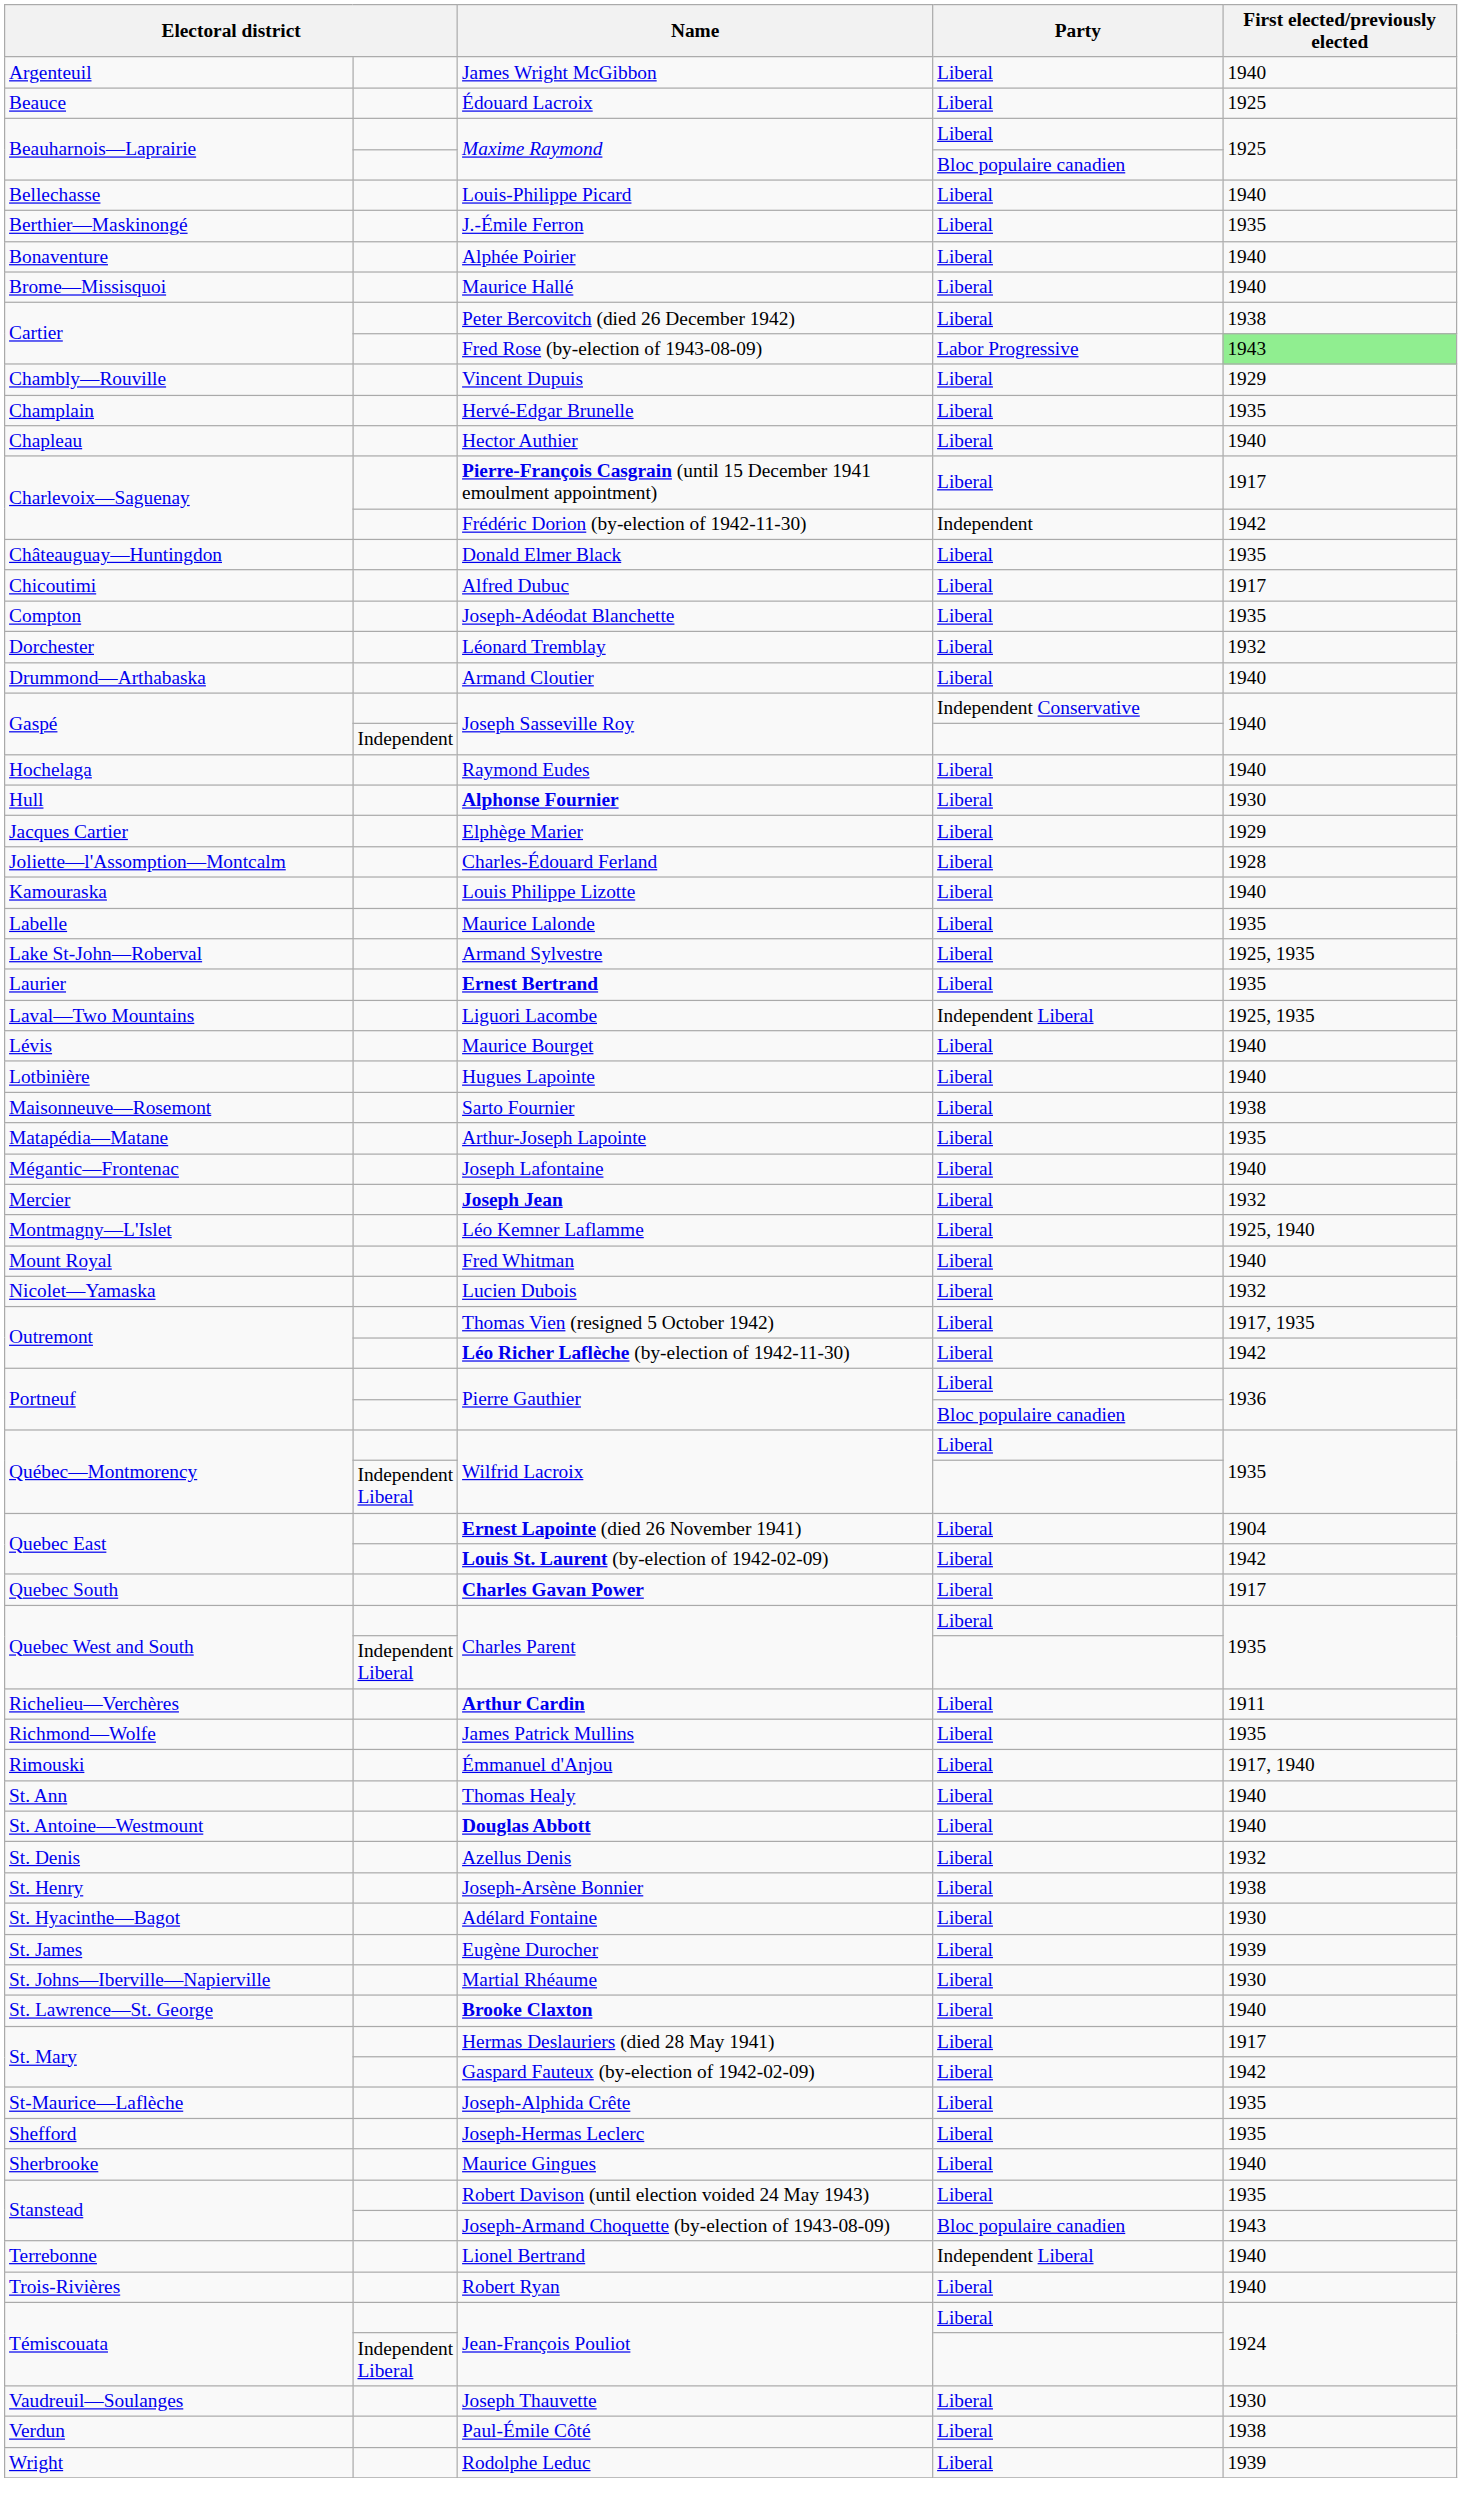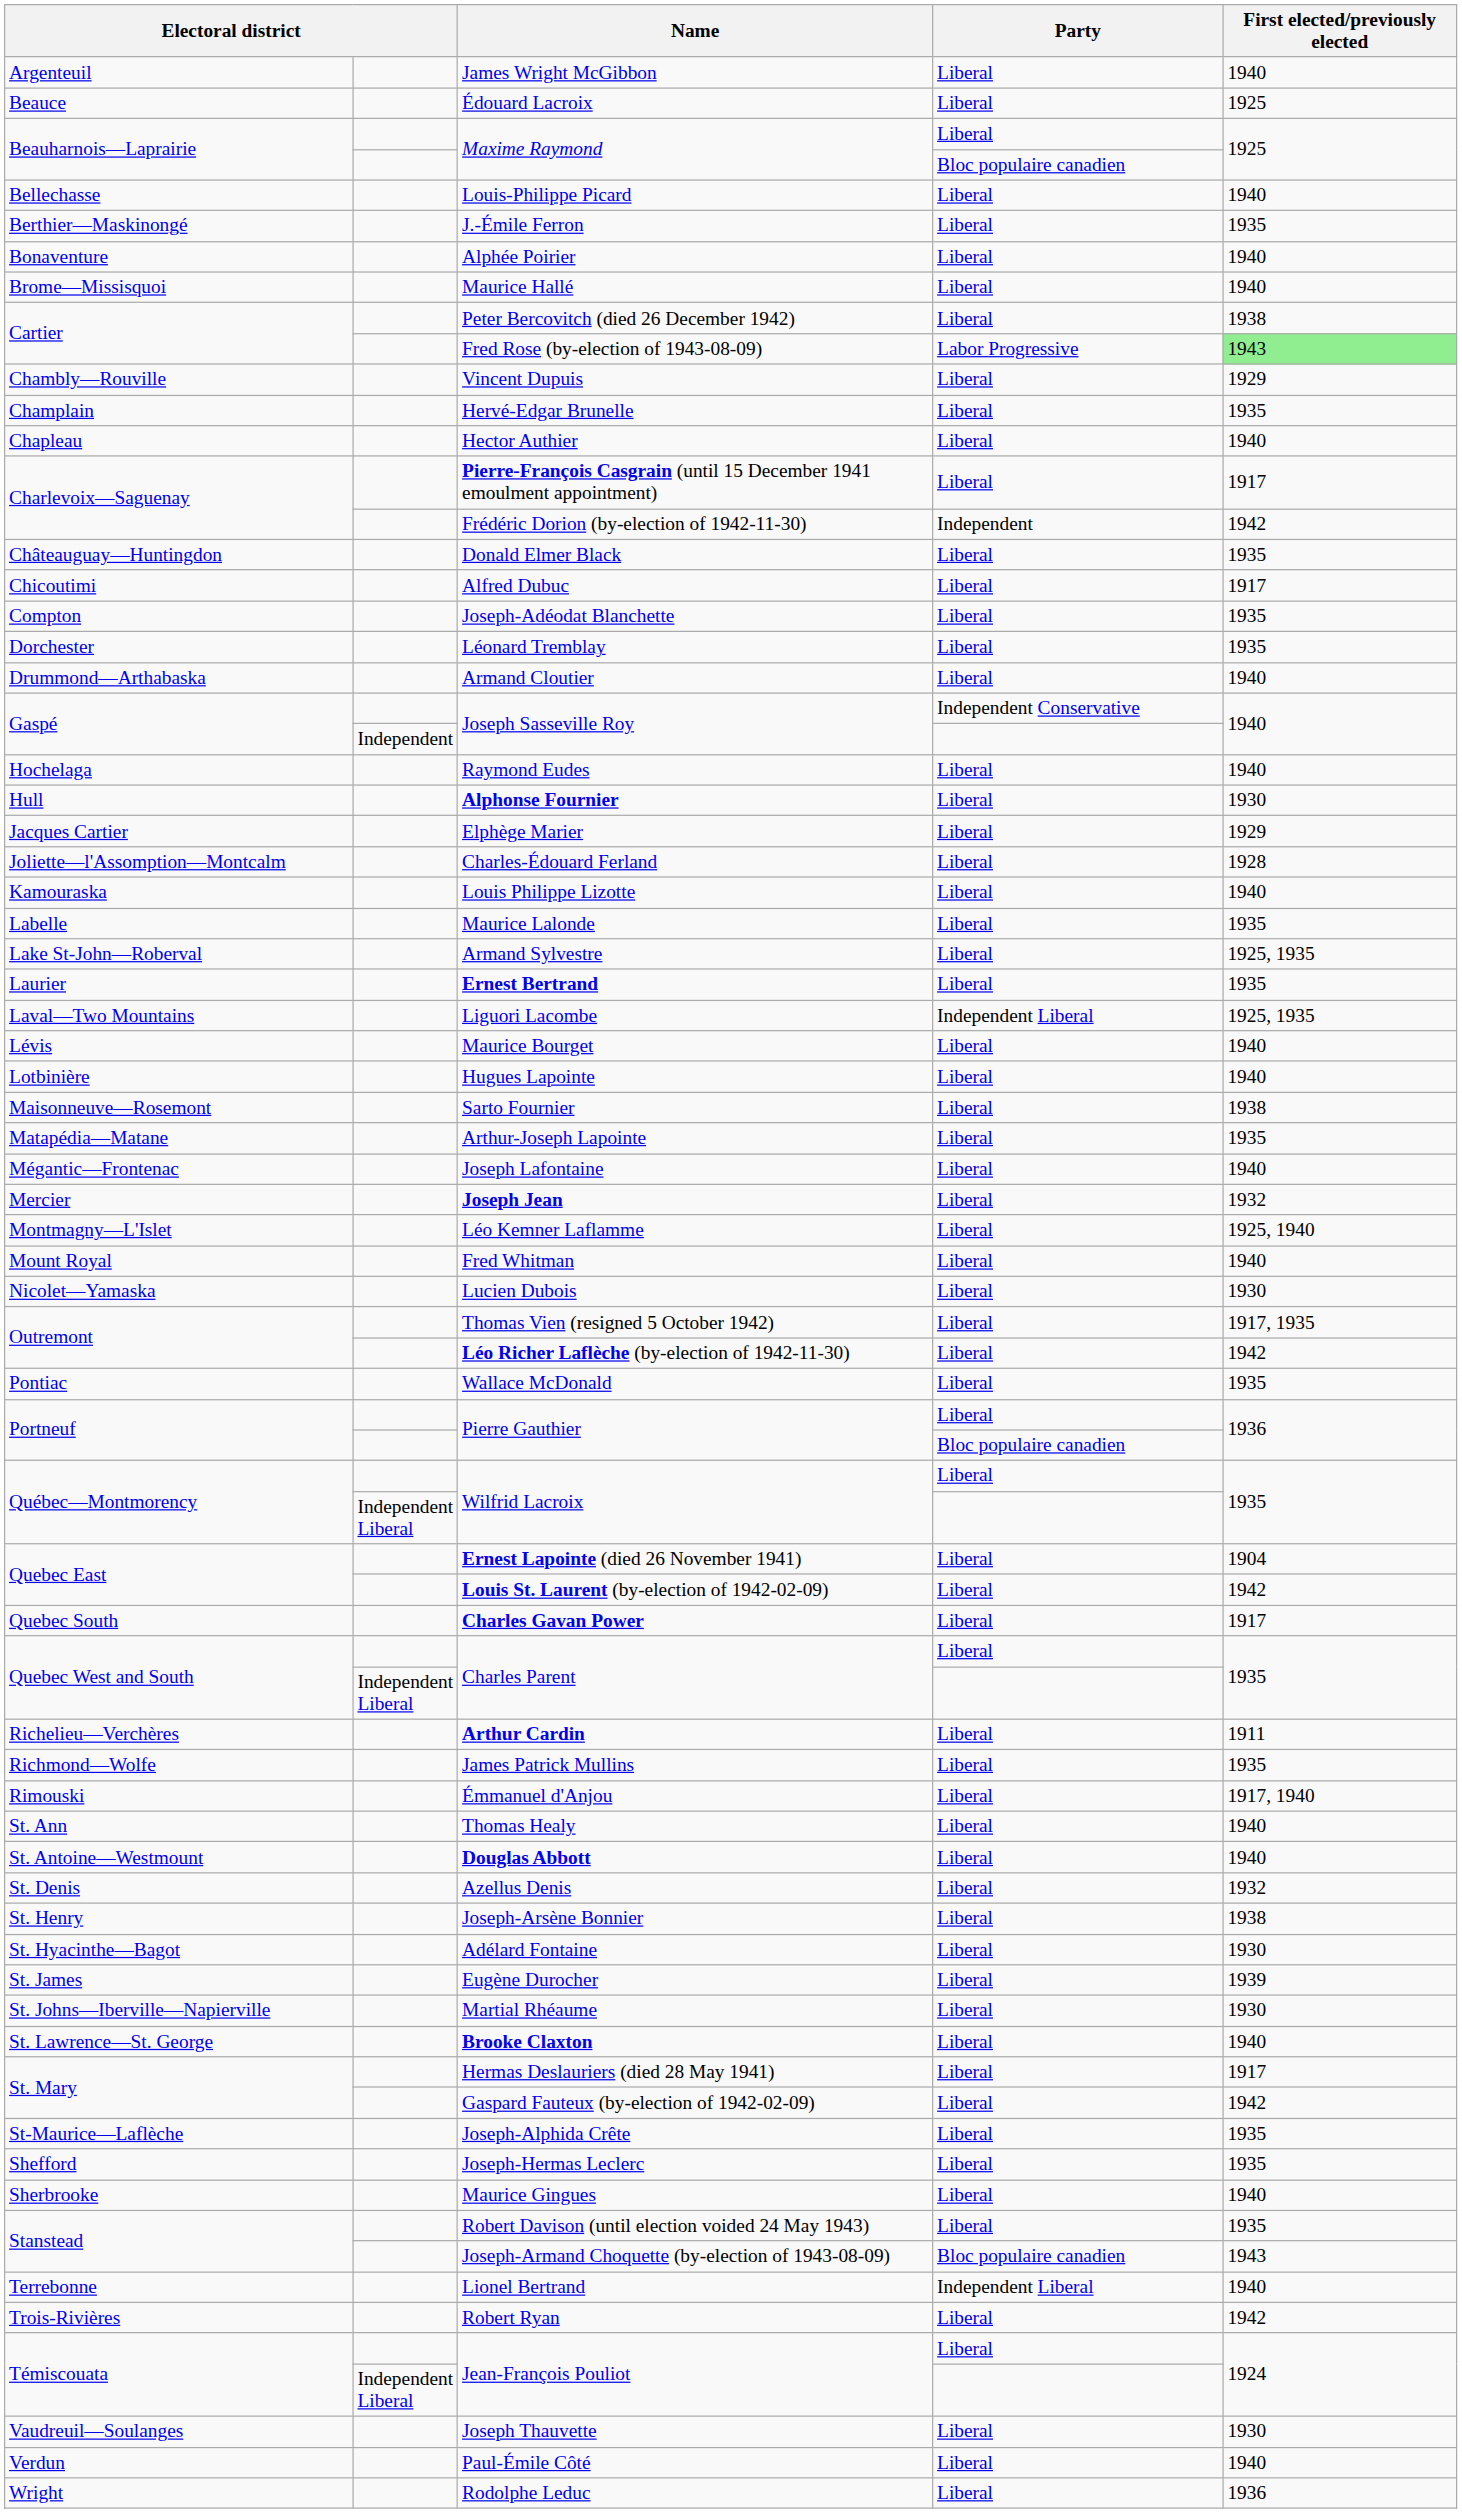(1247, 646) 1932 -> (1247, 646) 1935
(1247, 1291) 1932 -> (1247, 1291) 1930
+ row: (537, 1383)
(1247, 2286) 1940 -> (1247, 2317) 1942
(1247, 2431) 1938 -> (1247, 2462) 1940
(1247, 2462) 1939 -> (1247, 2492) 1936
